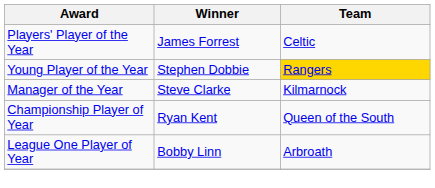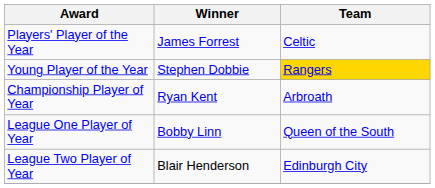- row: (65, 89)
(339, 117) Queen of the South -> (308, 97) Arbroath
(308, 152) Arbroath -> (339, 131) Queen of the South
+ row: (69, 166)
